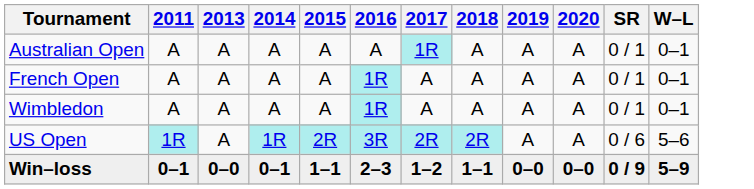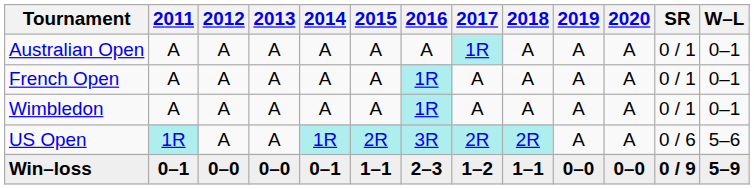+ column: (224, 19)
